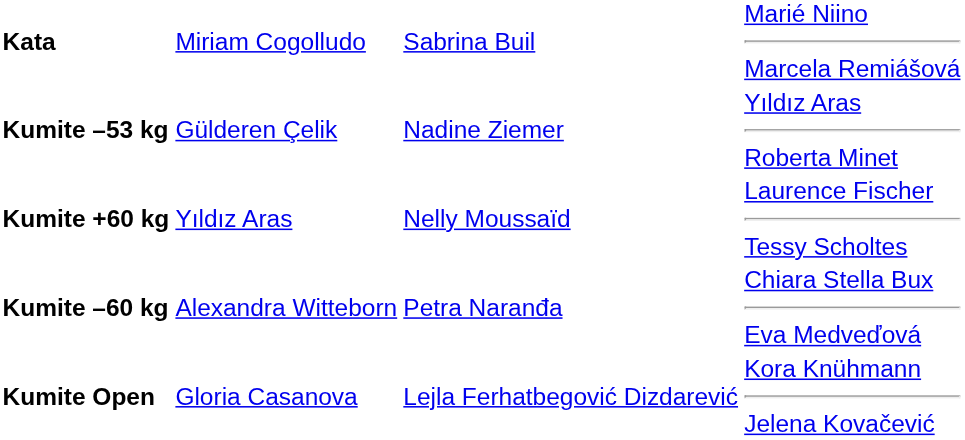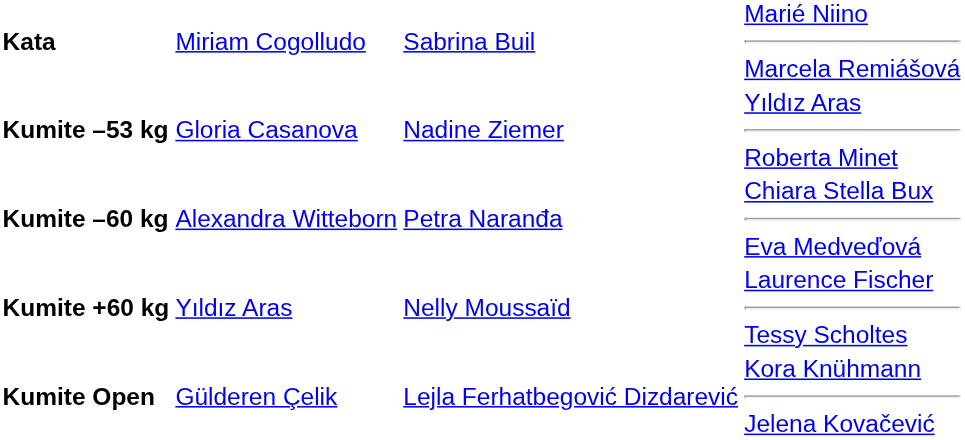(256, 130) Gülderen Çelik -> (267, 130) Gloria Casanova
rows swapped: (86, 307) <-> (86, 219)
(267, 396) Gloria Casanova -> (256, 396) Gülderen Çelik
